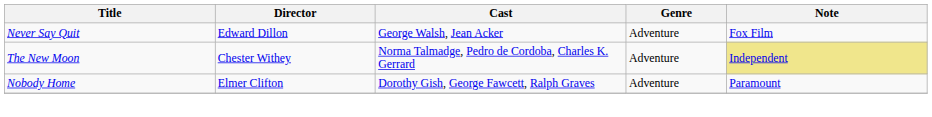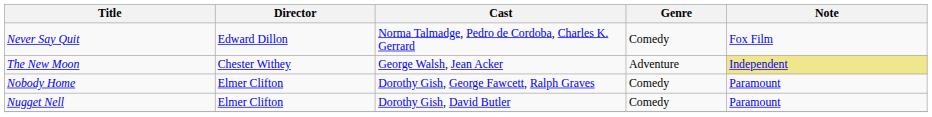(441, 32) George Walsh, Jean Acker -> (493, 39) Norma Talmadge, Pedro de Cordoba, Charles K. Gerrard
(654, 32) Adventure -> (649, 39) Comedy
(493, 58) Norma Talmadge, Pedro de Cordoba, Charles K. Gerrard -> (441, 64) George Walsh, Jean Acker
(654, 83) Adventure -> (649, 83) Comedy
+ row: (36, 102)
